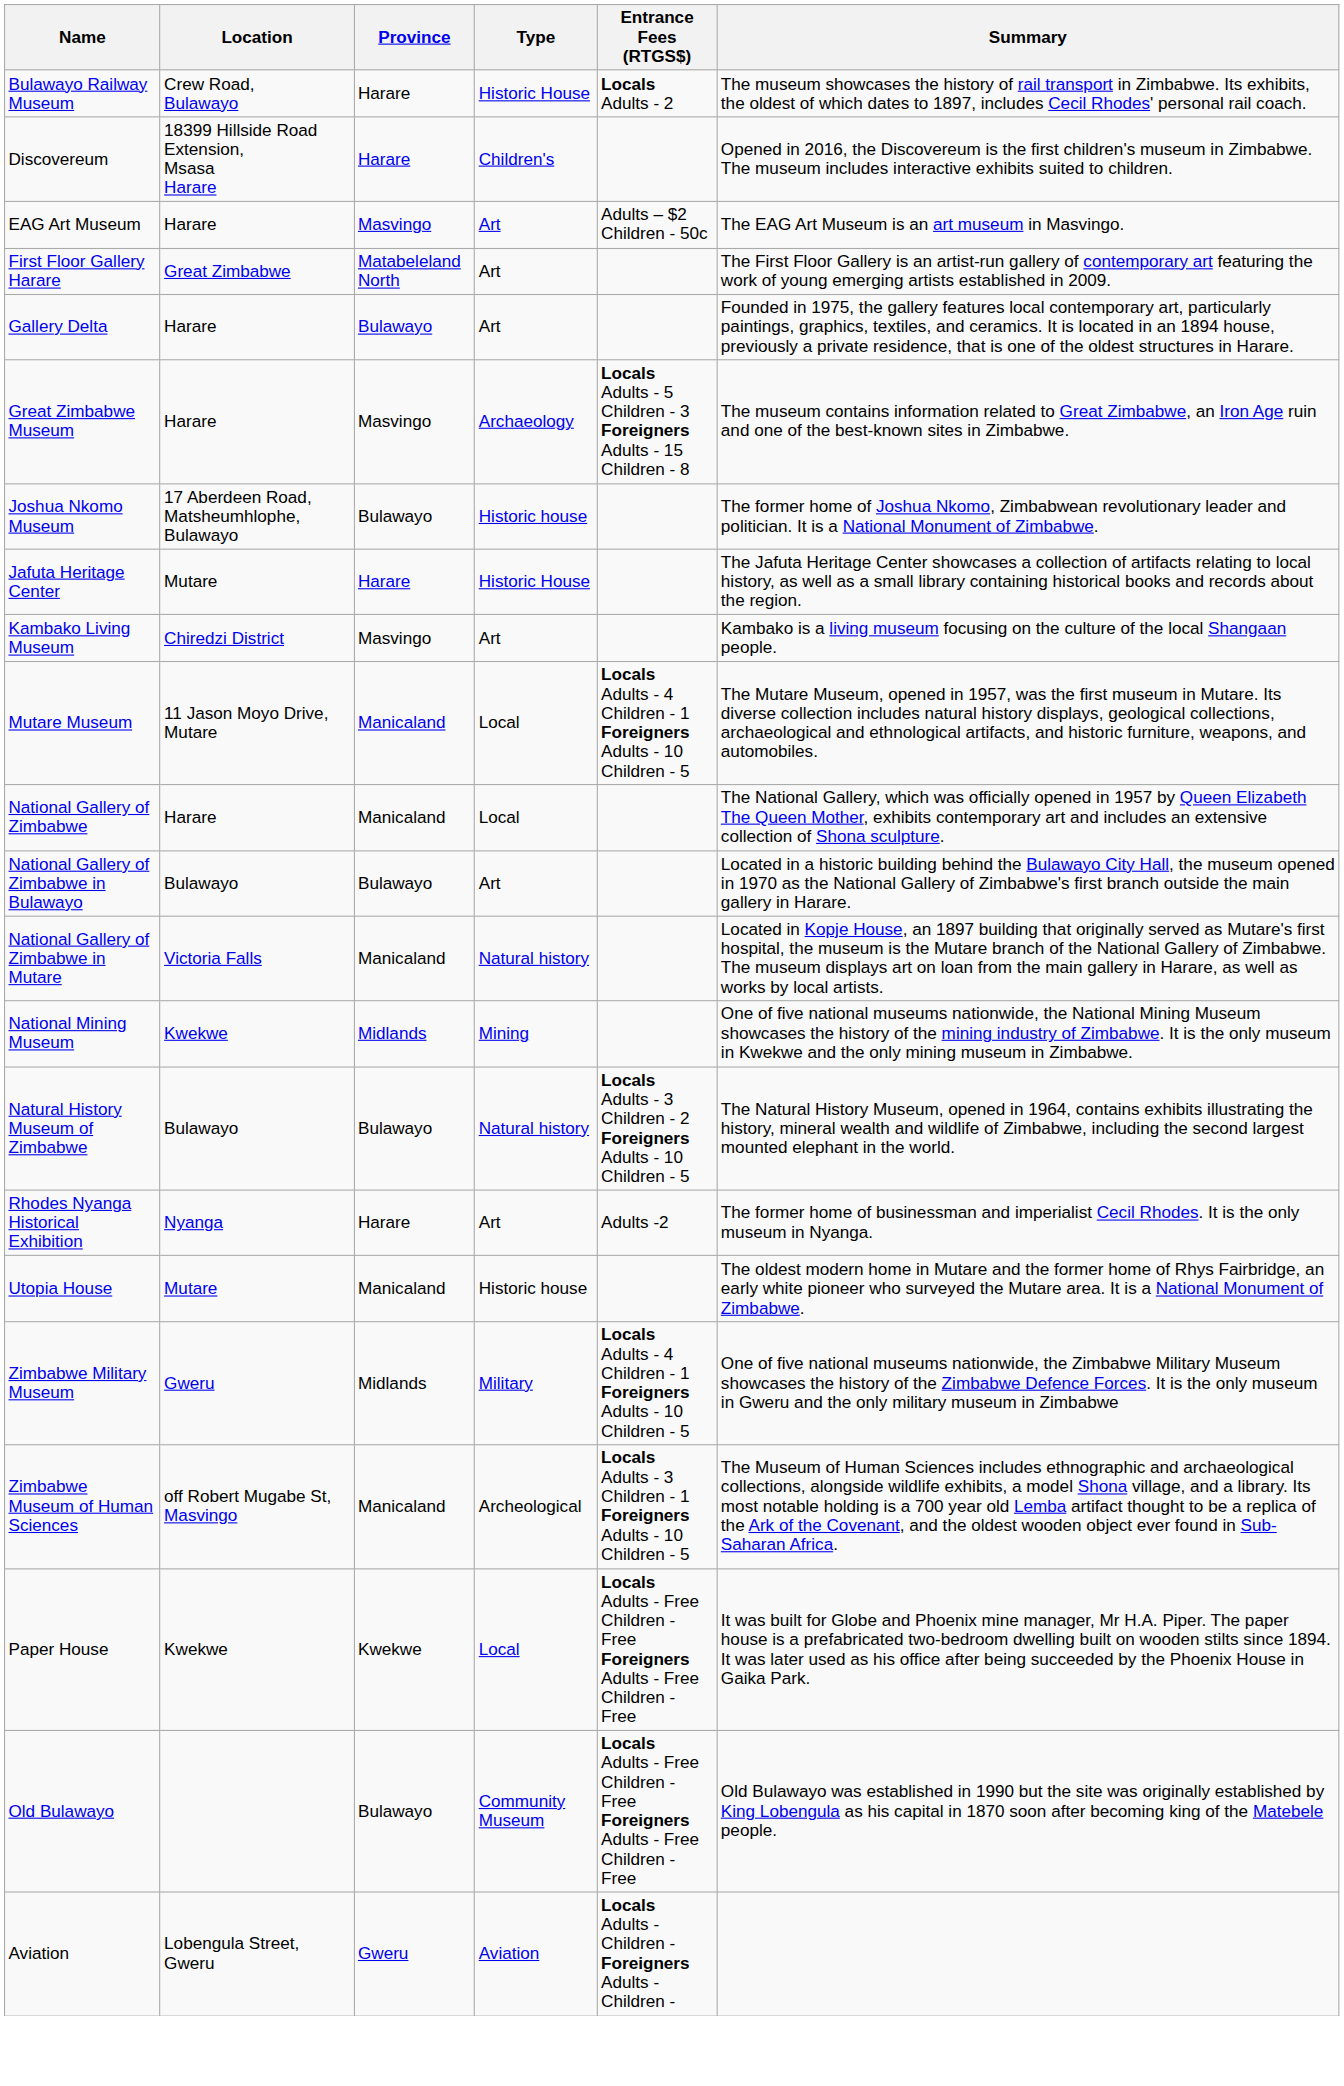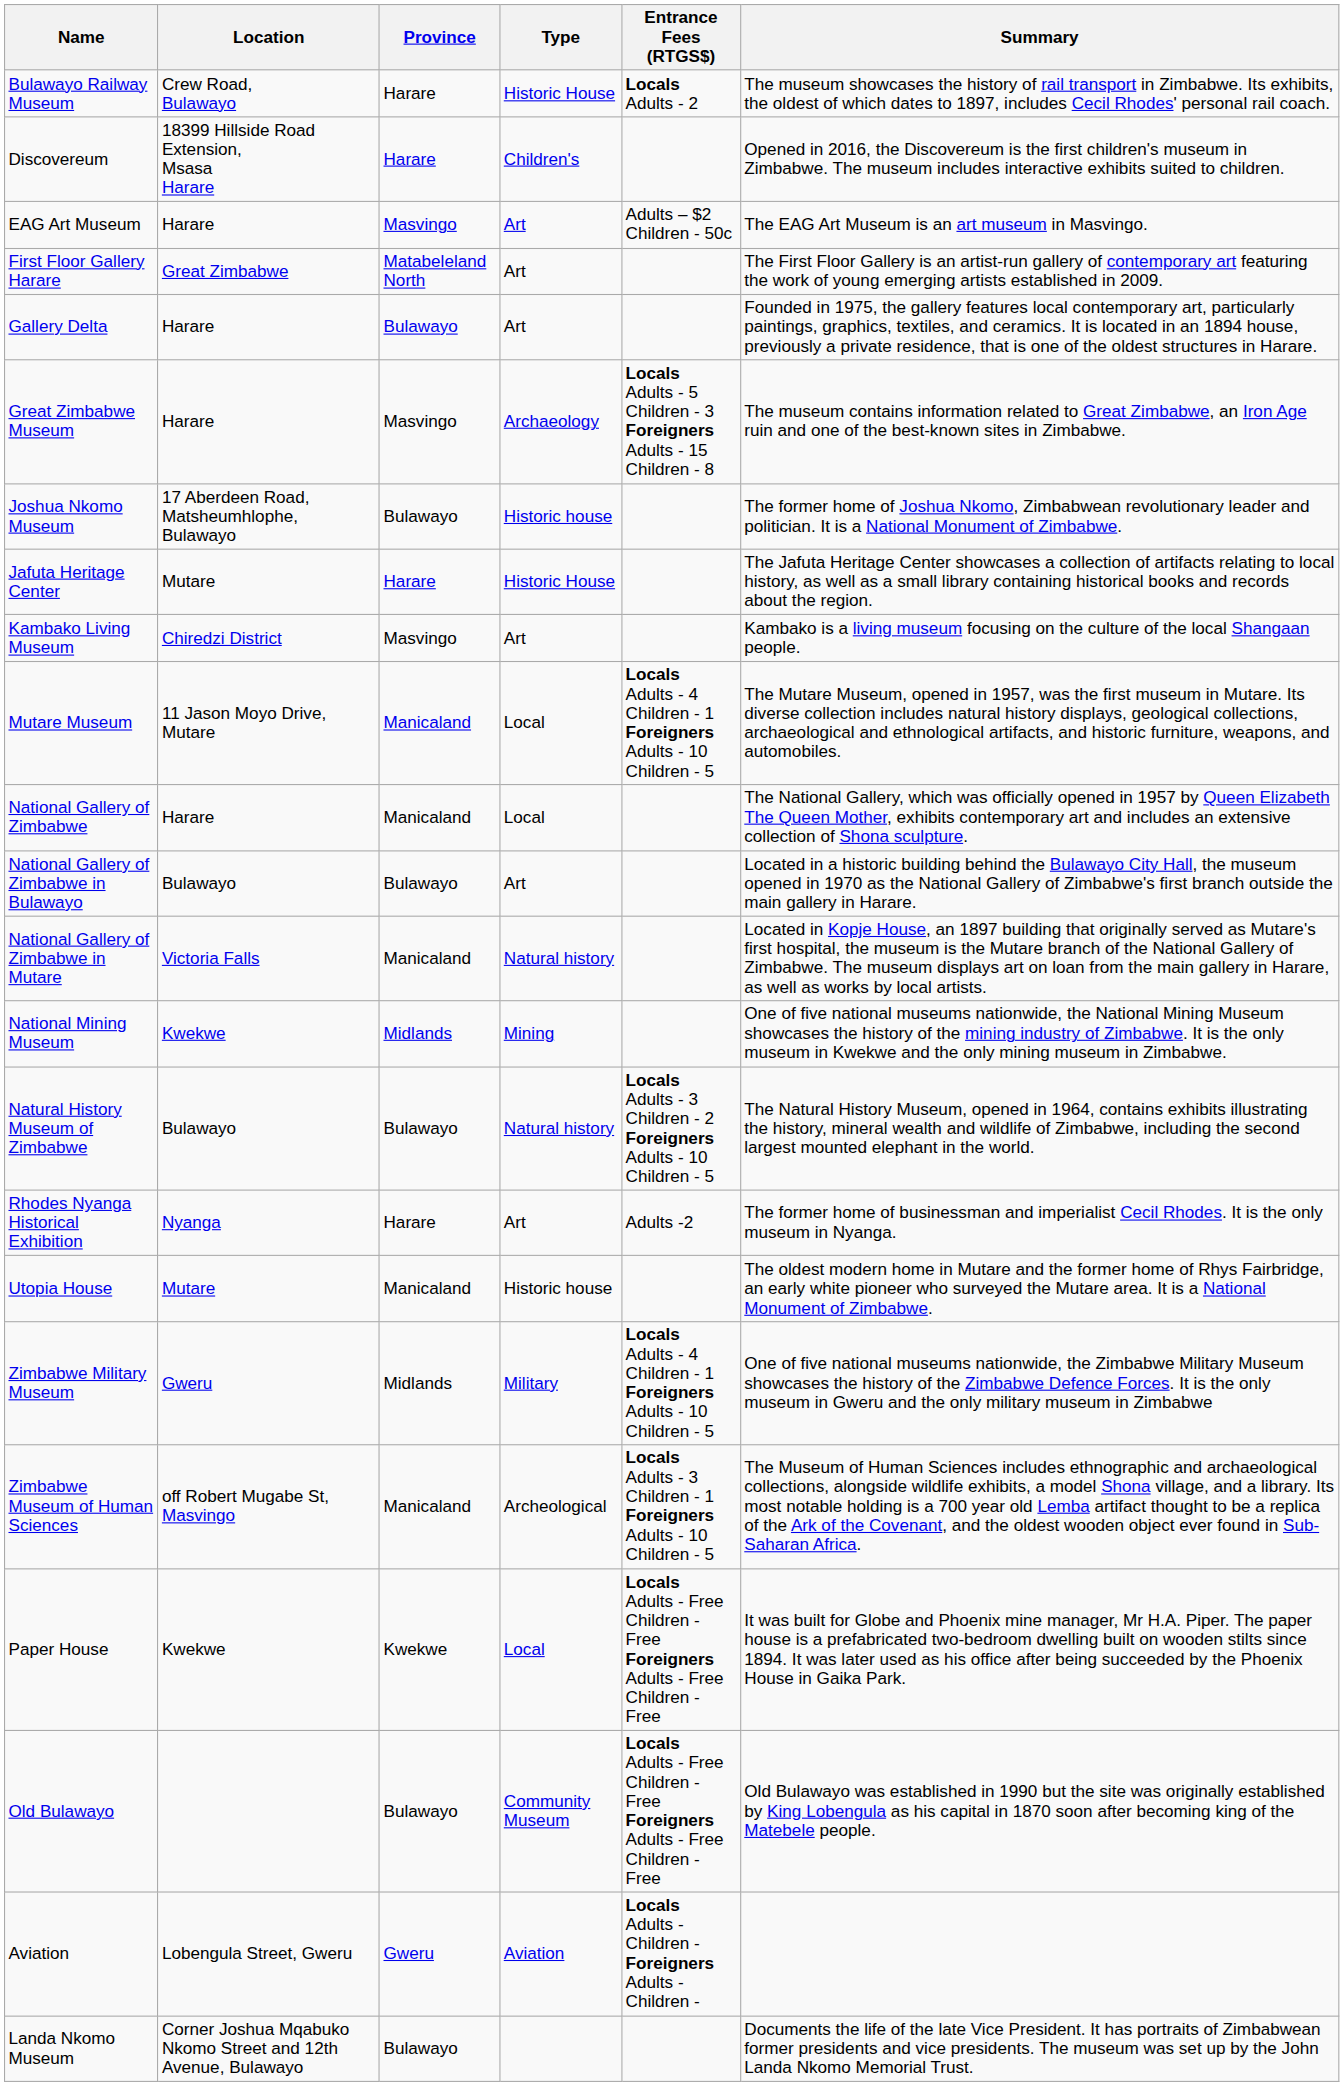+ row: (62, 2048)
